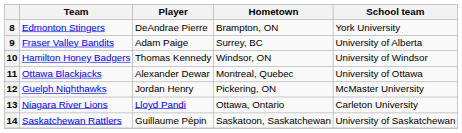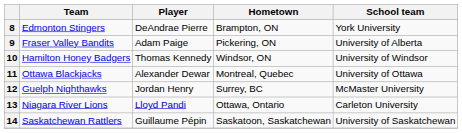(239, 43) Surrey, BC -> (246, 43) Pickering, ON
(246, 89) Pickering, ON -> (239, 89) Surrey, BC
